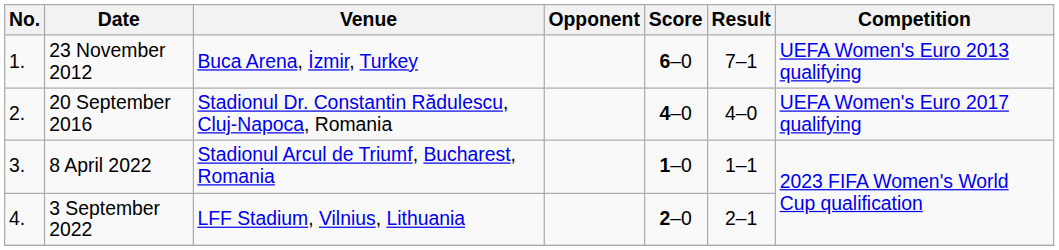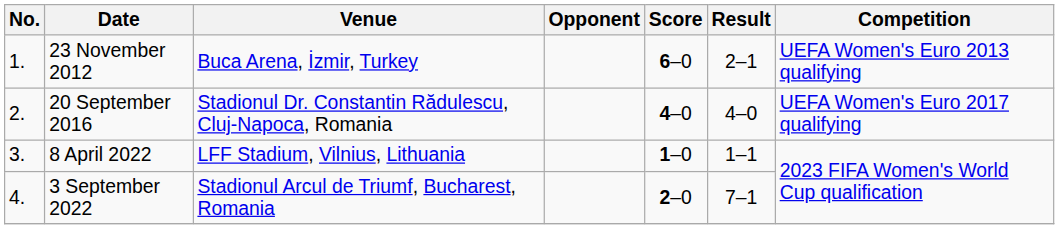(741, 61) 7–1 -> (741, 61) 2–1
(357, 166) Stadionul Arcul de Triumf, Bucharest, Romania -> (331, 155) LFF Stadium, Vilnius, Lithuania
(331, 218) LFF Stadium, Vilnius, Lithuania -> (357, 197) Stadionul Arcul de Triumf, Bucharest, Romania
(741, 218) 2–1 -> (741, 197) 7–1
